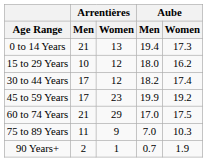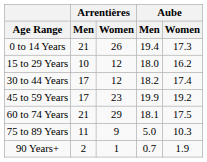(116, 47) 13 -> (116, 47) 26
(149, 115) 17.0 -> (149, 115) 18.1
(149, 132) 7.0 -> (149, 132) 5.0
